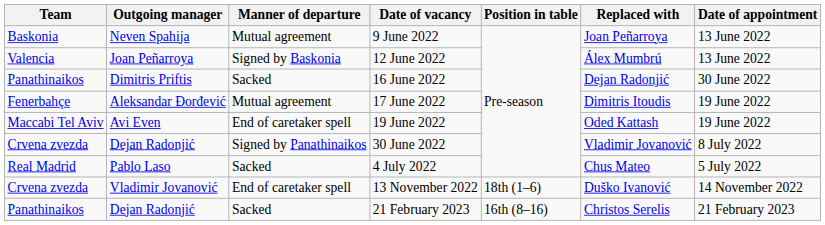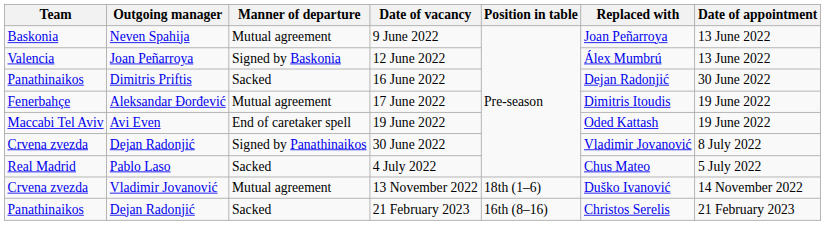(291, 187) End of caretaker spell -> (282, 187) Mutual agreement
